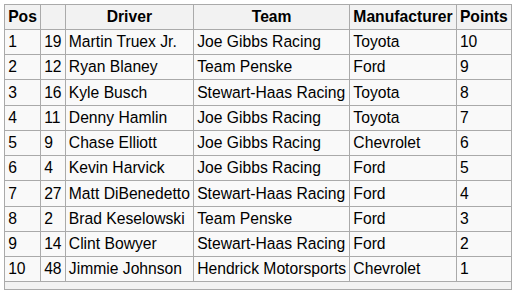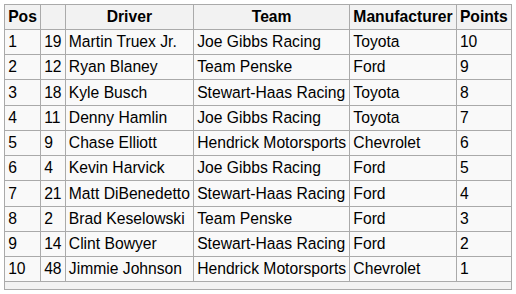(53, 92) 16 -> (53, 92) 18
(259, 143) Joe Gibbs Racing -> (272, 143) Hendrick Motorsports
(53, 193) 27 -> (53, 193) 21
